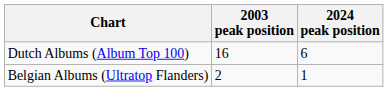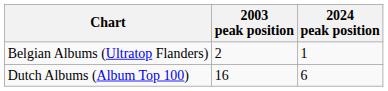rows swapped: (108, 75) <-> (98, 53)
